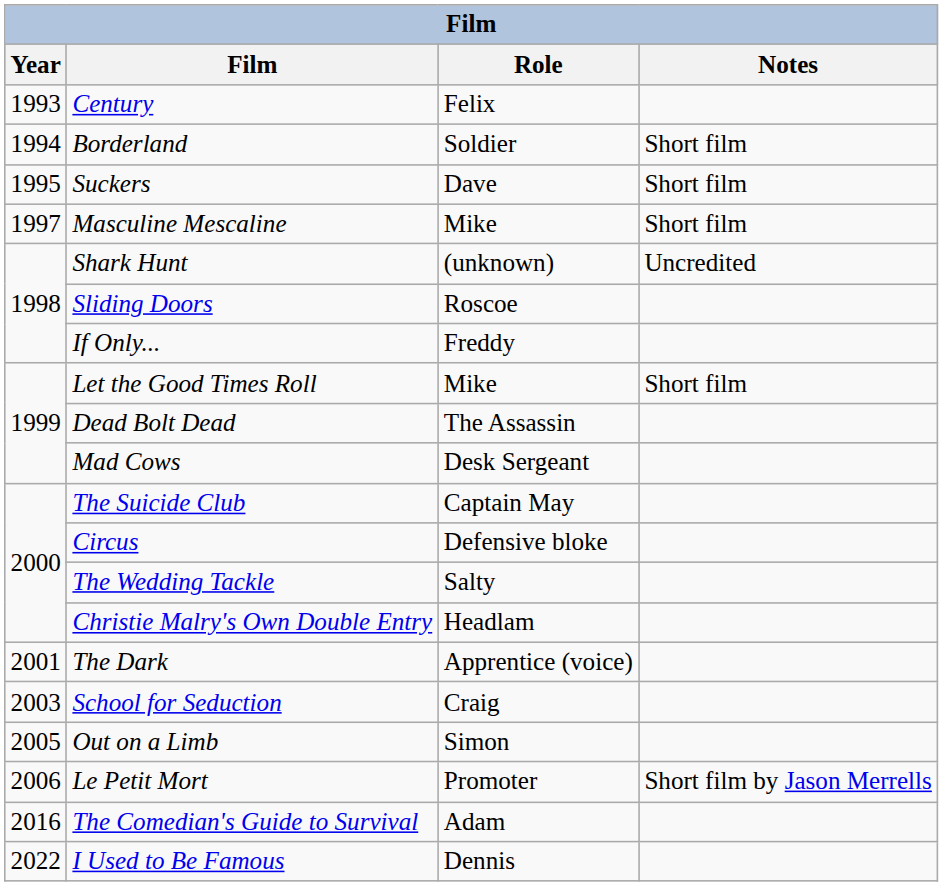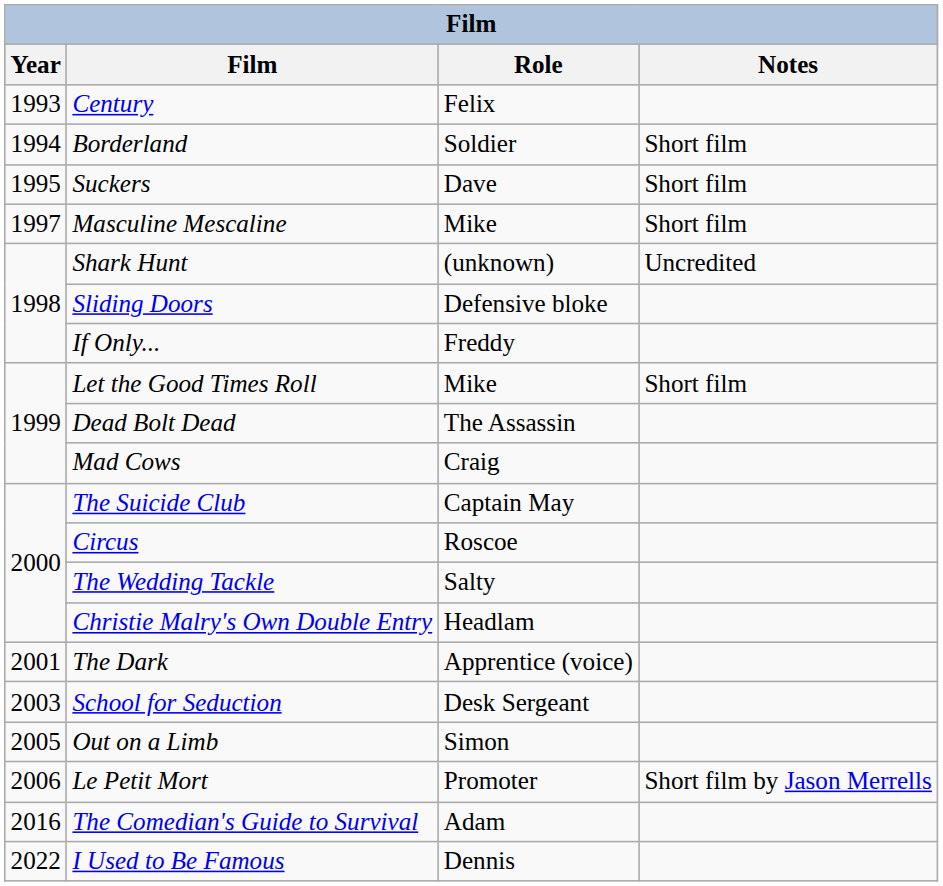(481, 303) Roscoe -> (526, 303) Defensive bloke
(516, 462) Desk Sergeant -> (472, 462) Craig
(526, 542) Defensive bloke -> (481, 542) Roscoe
(472, 701) Craig -> (516, 701) Desk Sergeant
